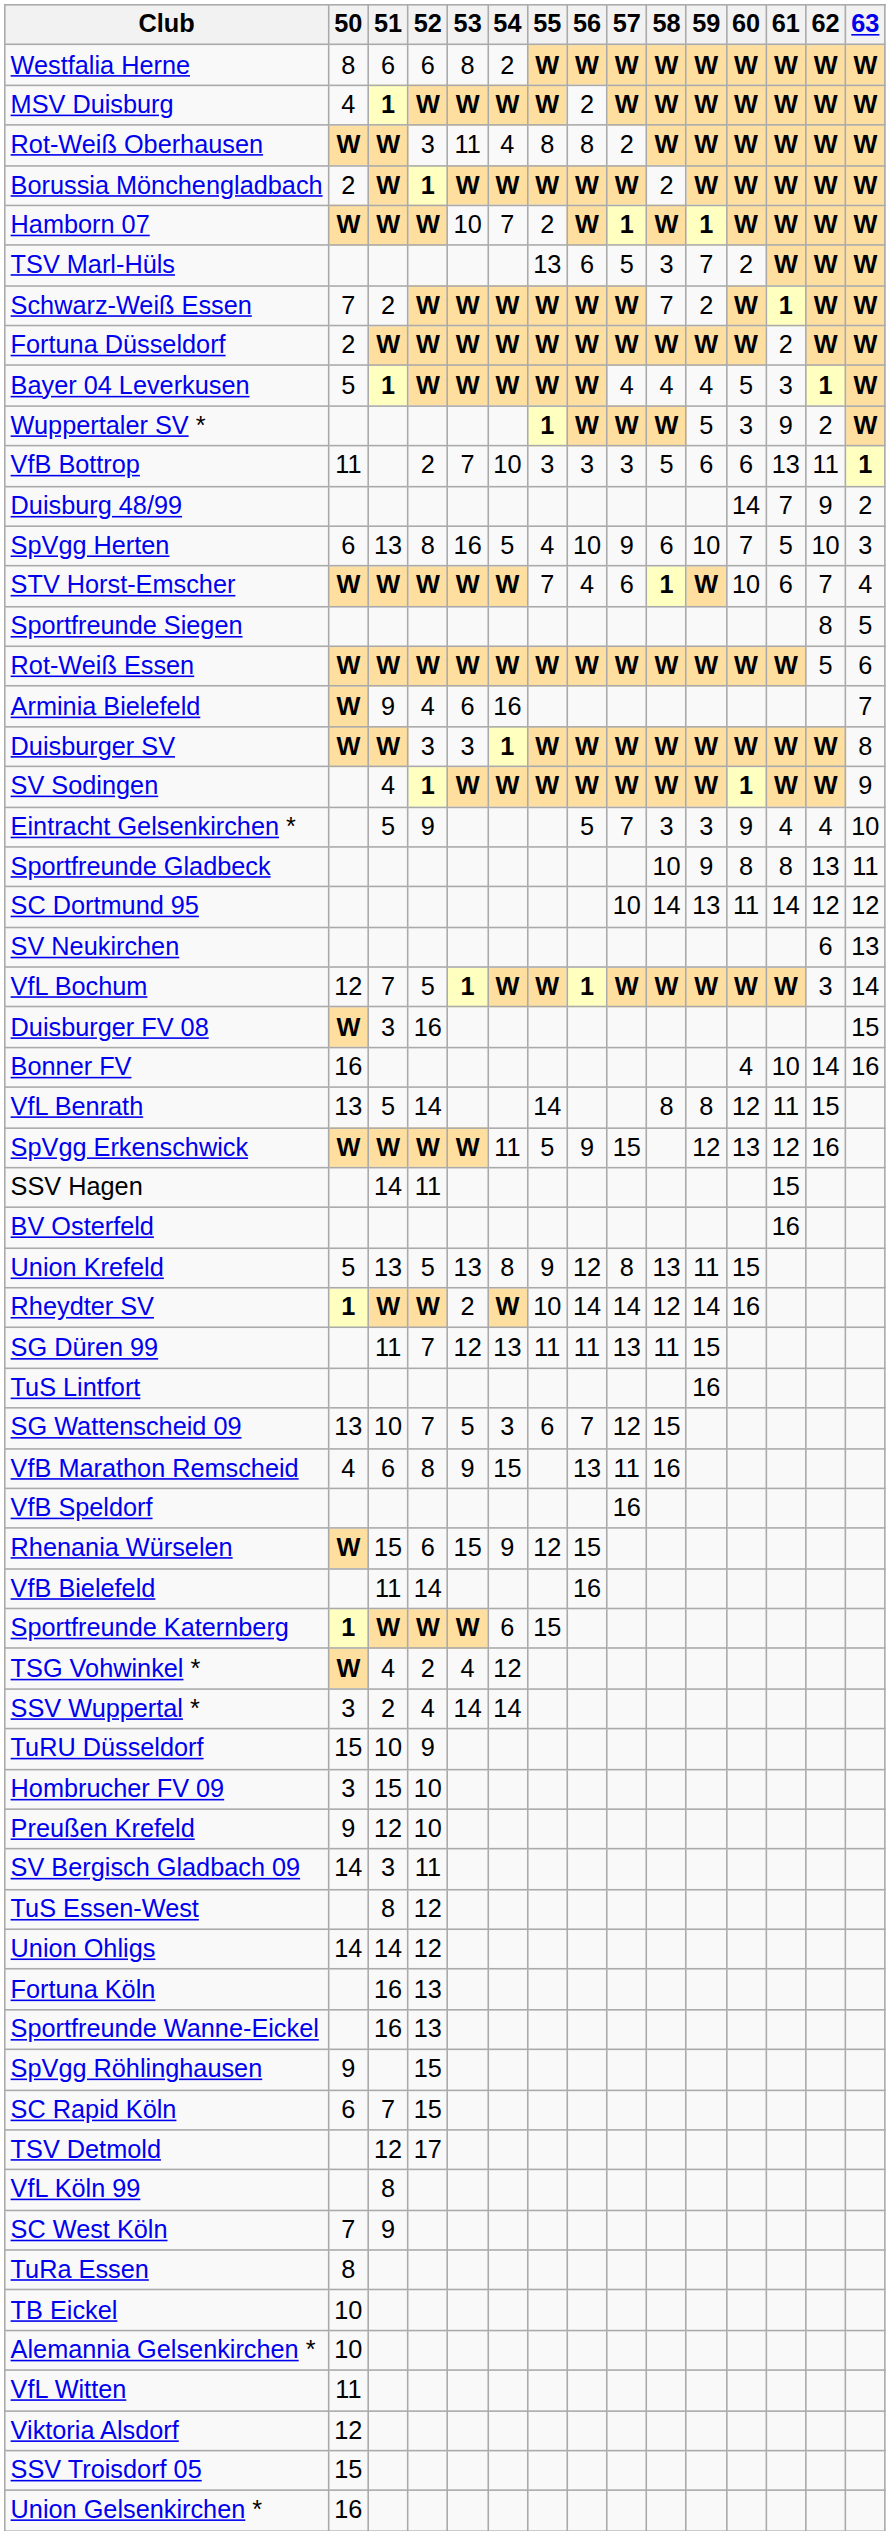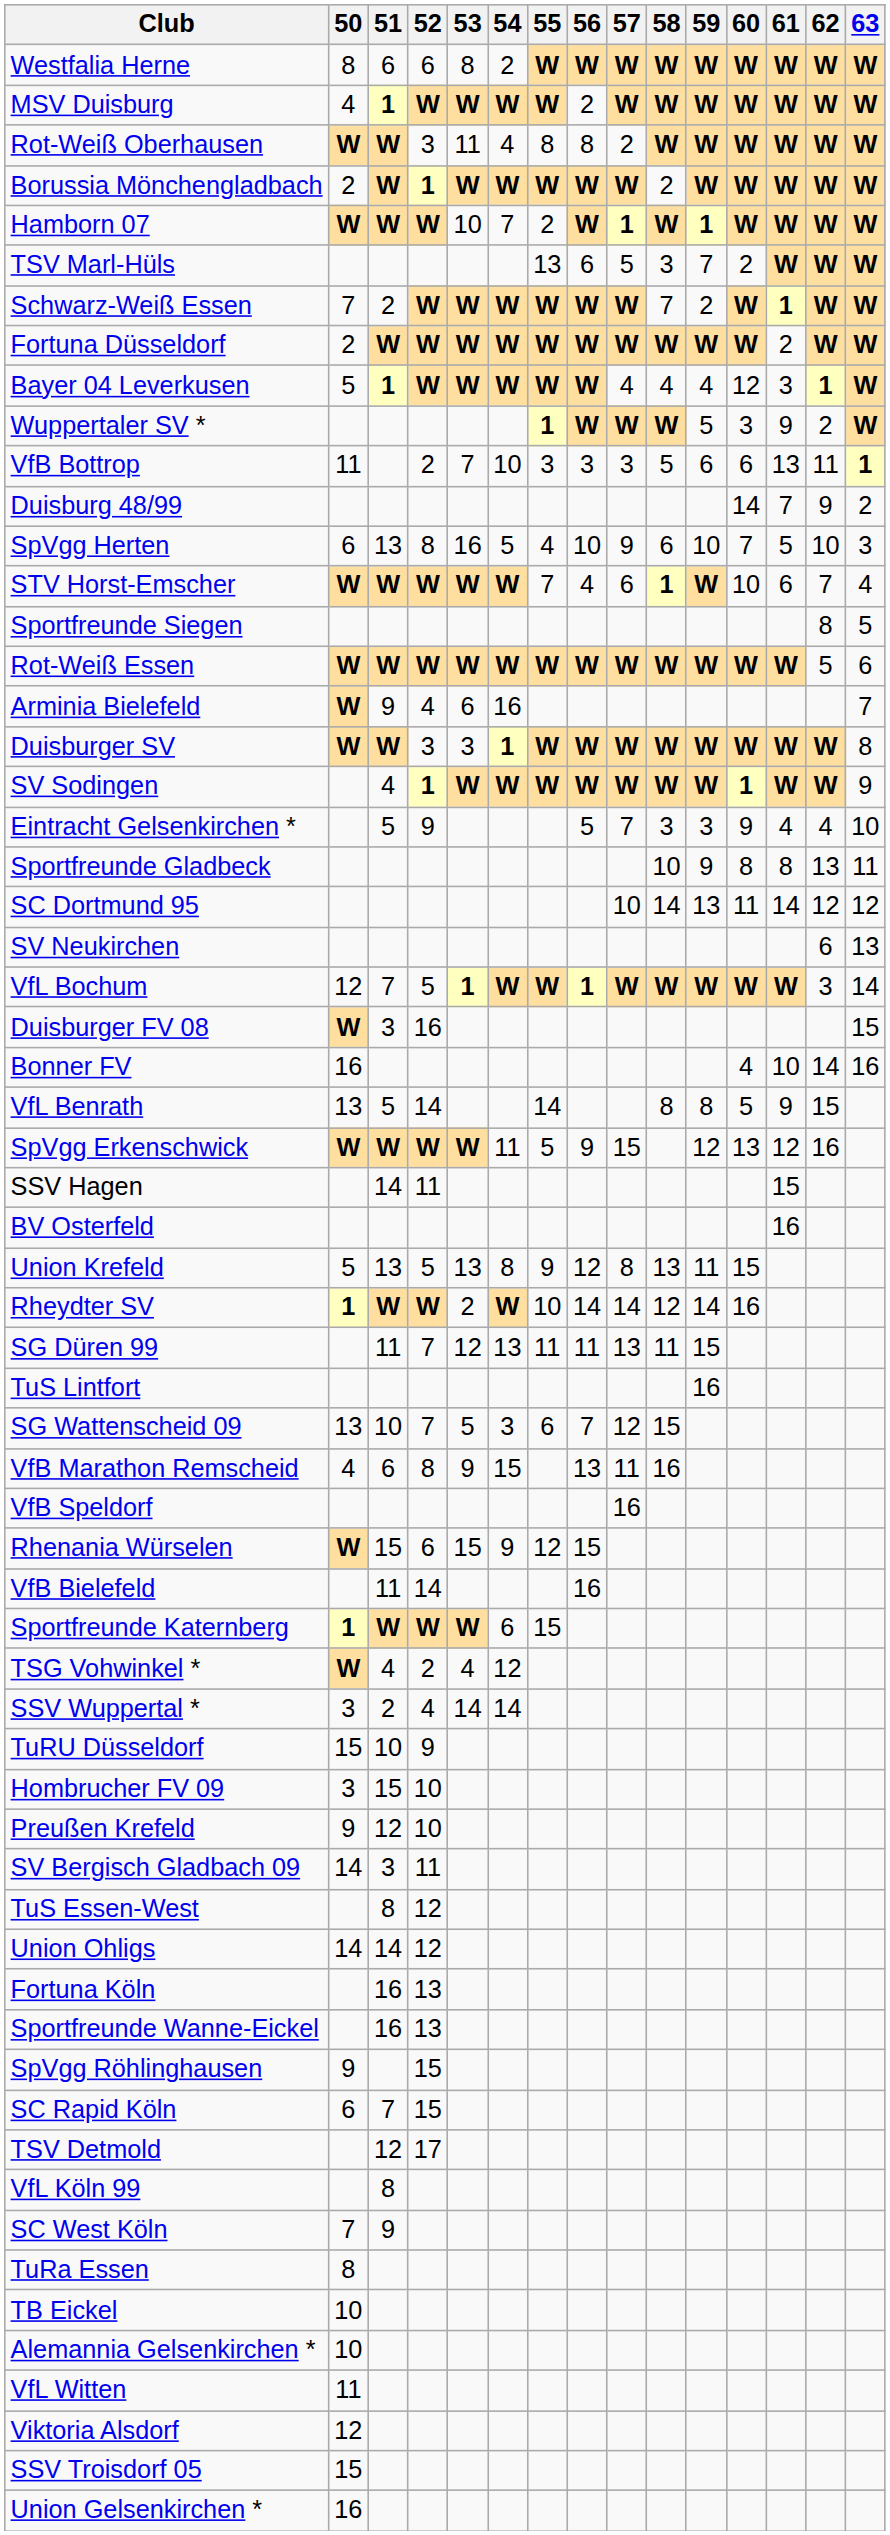(746, 385) 5 -> (746, 385) 12
(746, 1107) 12 -> (746, 1107) 5
(786, 1107) 11 -> (786, 1107) 9
